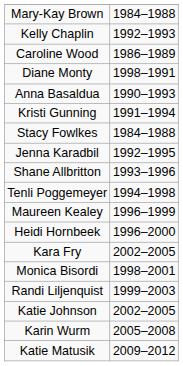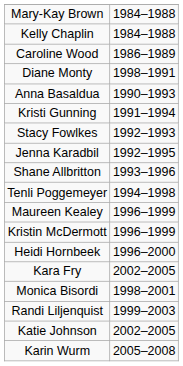(144, 34) 1992–1993 -> (144, 34) 1984–1988
(144, 133) 1984–1988 -> (144, 133) 1992–1993
+ row: (57, 232)
- row: (57, 350)
